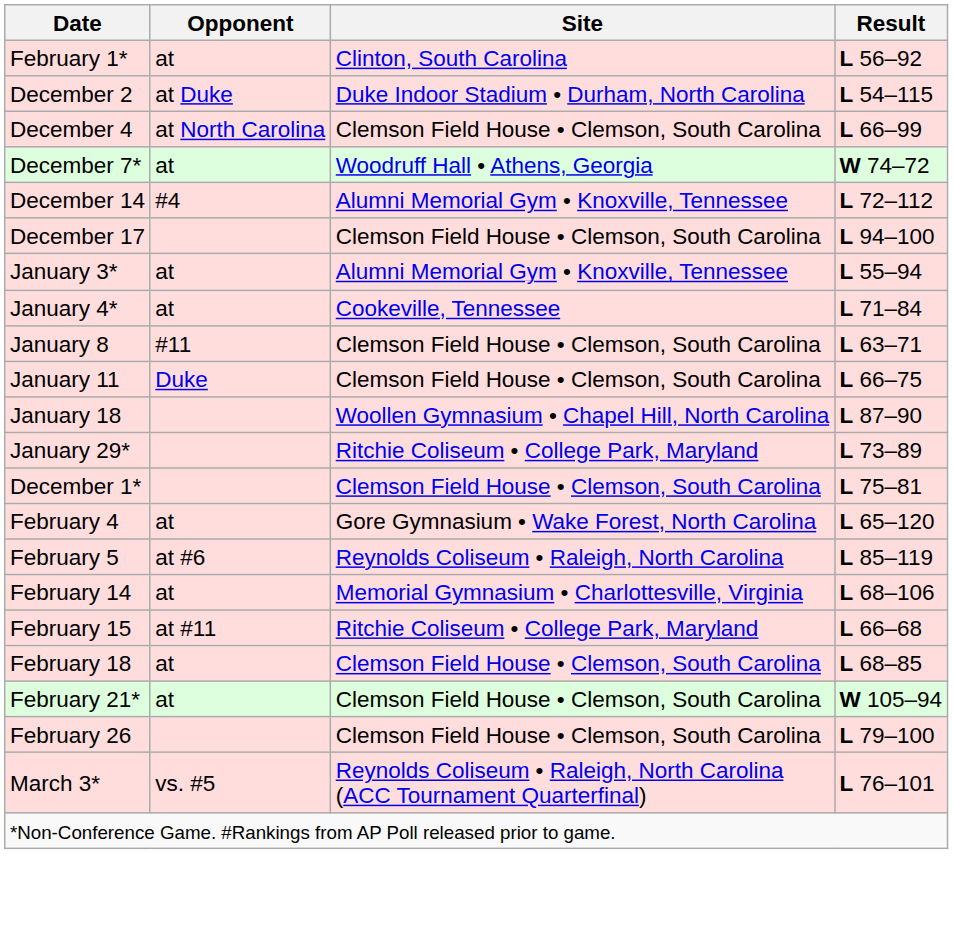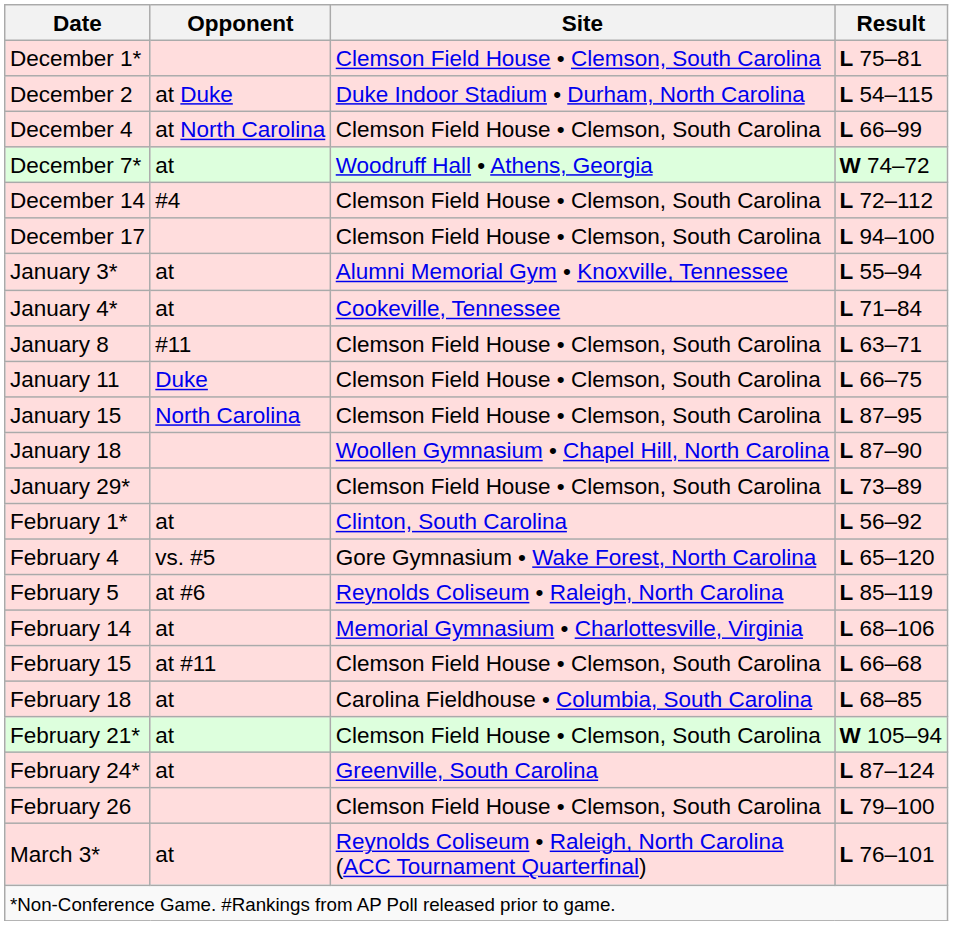rows swapped: (76, 486) <-> (69, 58)
(562, 201) Alumni Memorial Gym • Knoxville, Tennessee -> (578, 201) Clemson Field House • Clemson, South Carolina
+ row: (66, 414)
(547, 450) Ritchie Coliseum • College Park, Maryland -> (578, 486) Clemson Field House • Clemson, South Carolina
(165, 521) at -> (185, 557) vs. #5
(547, 628) Ritchie Coliseum • College Park, Maryland -> (578, 664) Clemson Field House • Clemson, South Carolina
(578, 664) Clemson Field House • Clemson, South Carolina -> (574, 699) Carolina Fieldhouse • Columbia, South Carolina
+ row: (75, 771)
(185, 783) vs. #5 -> (165, 854) at
